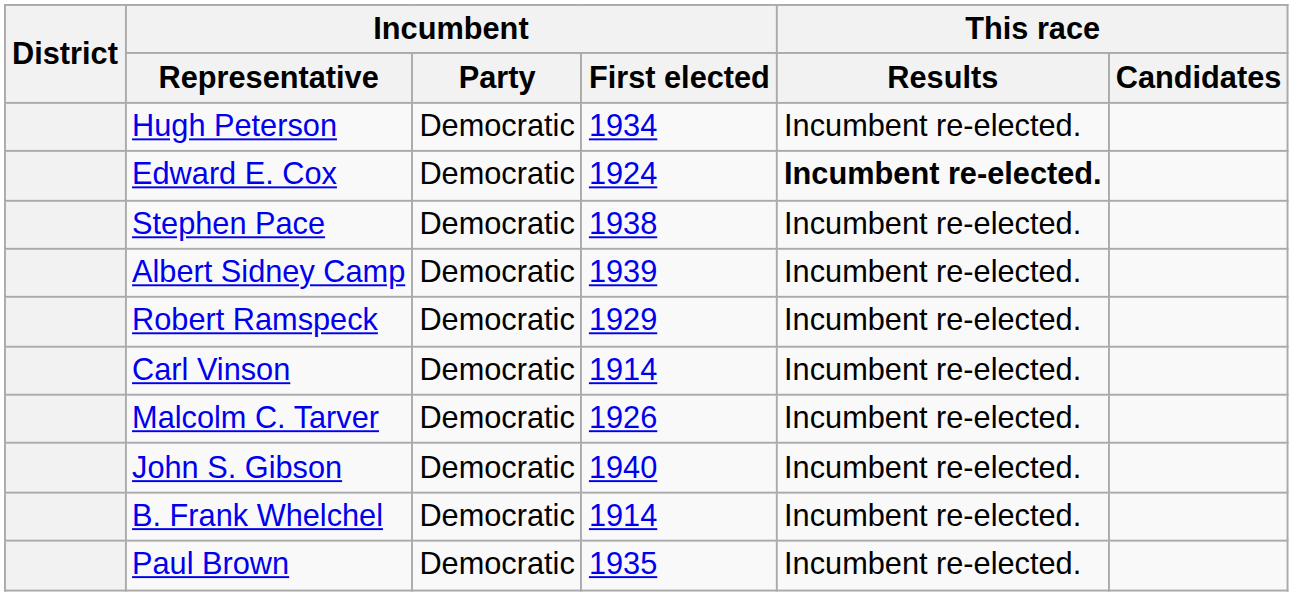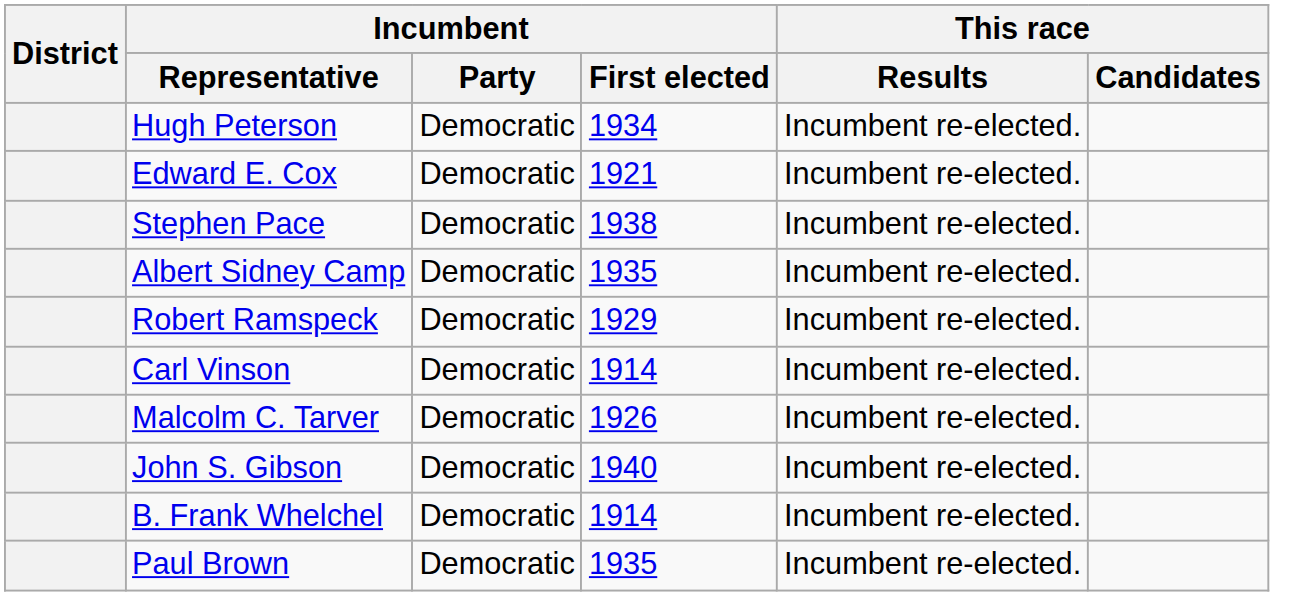(623, 175) 1924 -> (623, 175) 1921
(943, 175) bold -> (933, 175) normal
(623, 272) 1939 -> (623, 272) 1935
